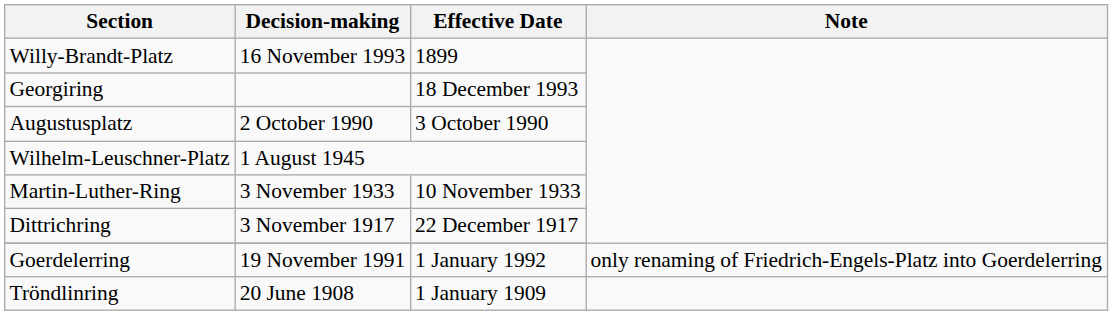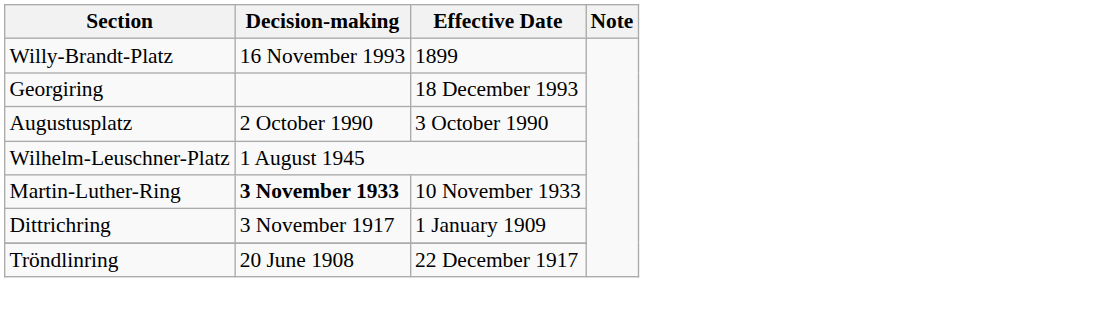(317, 191) normal -> (319, 191) bold
(497, 225) 22 December 1917 -> (481, 225) 1 January 1909
- row: (70, 259)
(481, 293) 1 January 1909 -> (497, 259) 22 December 1917
